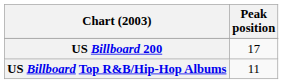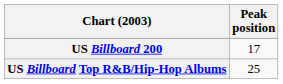(254, 68) 11 -> (254, 68) 25
